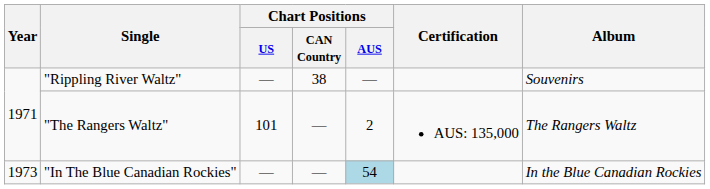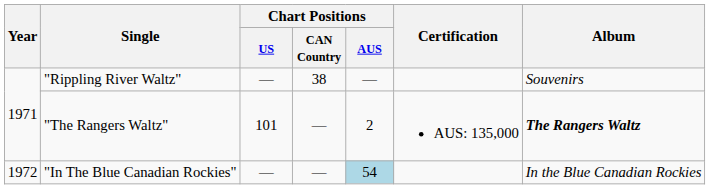(581, 125) normal -> (583, 125) bold
(23, 172) 1973 -> (23, 172) 1972
